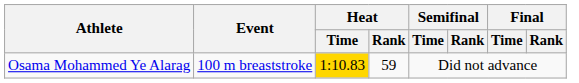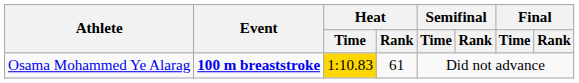(255, 65) normal -> (259, 65) bold
(389, 65) 59 -> (397, 65) 61
